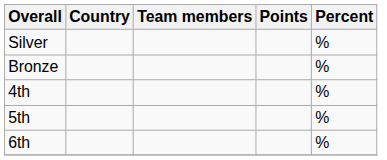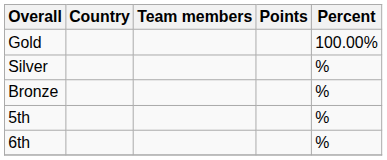+ row: (25, 42)
- row: (19, 92)
